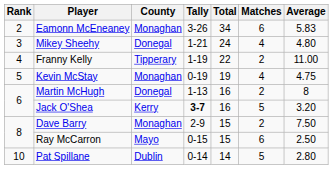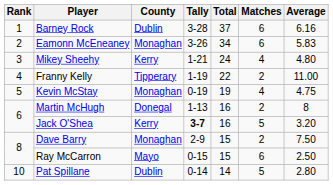+ row: (65, 28)
(153, 44) Donegal -> (146, 60) Kerry
